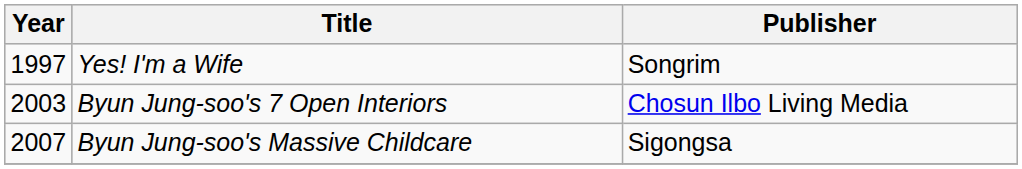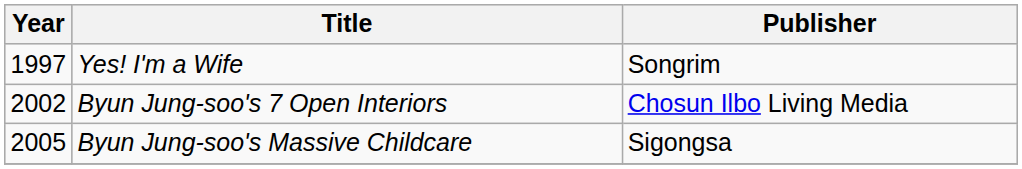(38, 103) 2003 -> (38, 103) 2002
(38, 143) 2007 -> (38, 143) 2005
